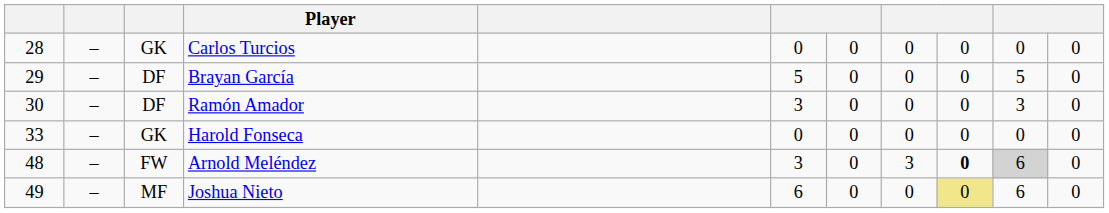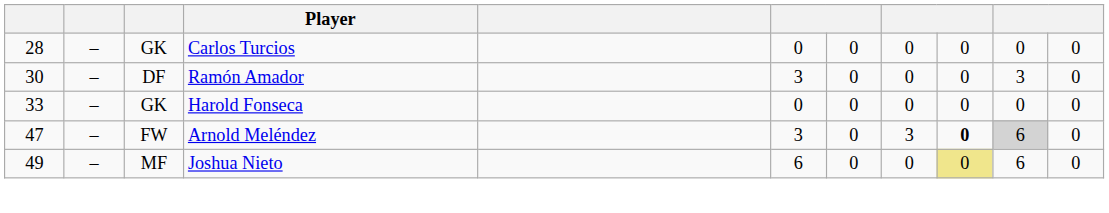- row: (241, 76)
(34, 163) 48 -> (34, 134) 47
